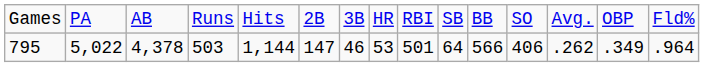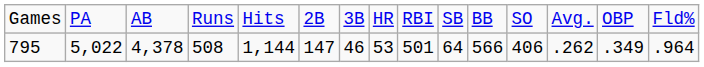(208, 48) 503 -> (208, 48) 508
